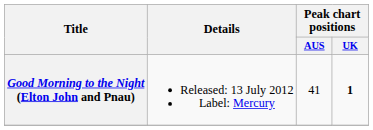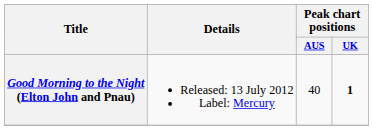(314, 90) 41 -> (314, 90) 40
